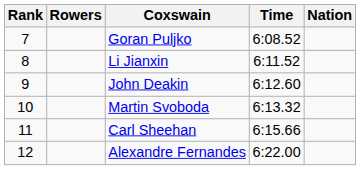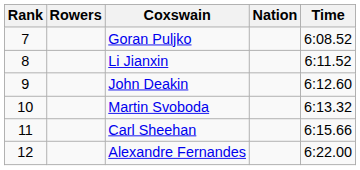columns swapped: (330, 15) <-> (277, 15)
